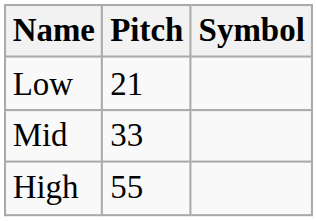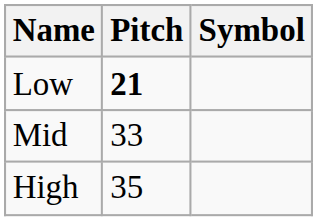(127, 82) normal -> (127, 82) bold
(127, 187) 55 -> (127, 187) 35
